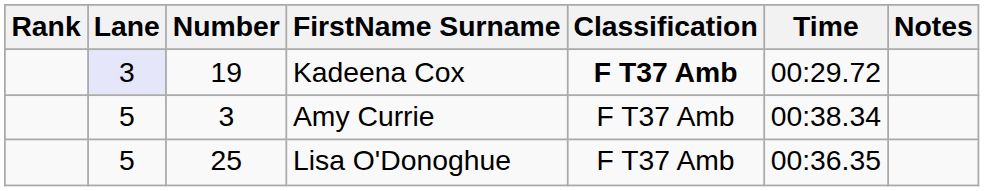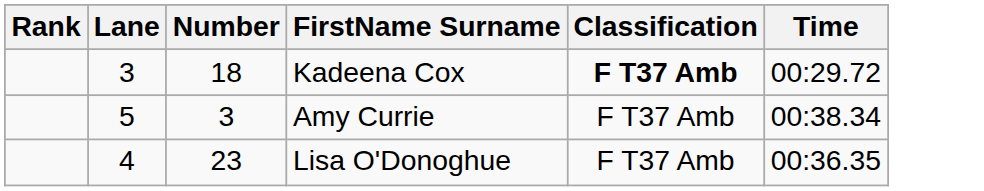- column: (933, 26)
(127, 71) lavender background -> (127, 71) no background
(226, 71) 19 -> (226, 71) 18
(127, 161) 5 -> (127, 161) 4
(226, 161) 25 -> (226, 161) 23
